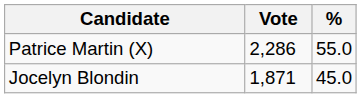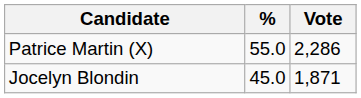columns swapped: (278, 19) <-> (334, 19)
